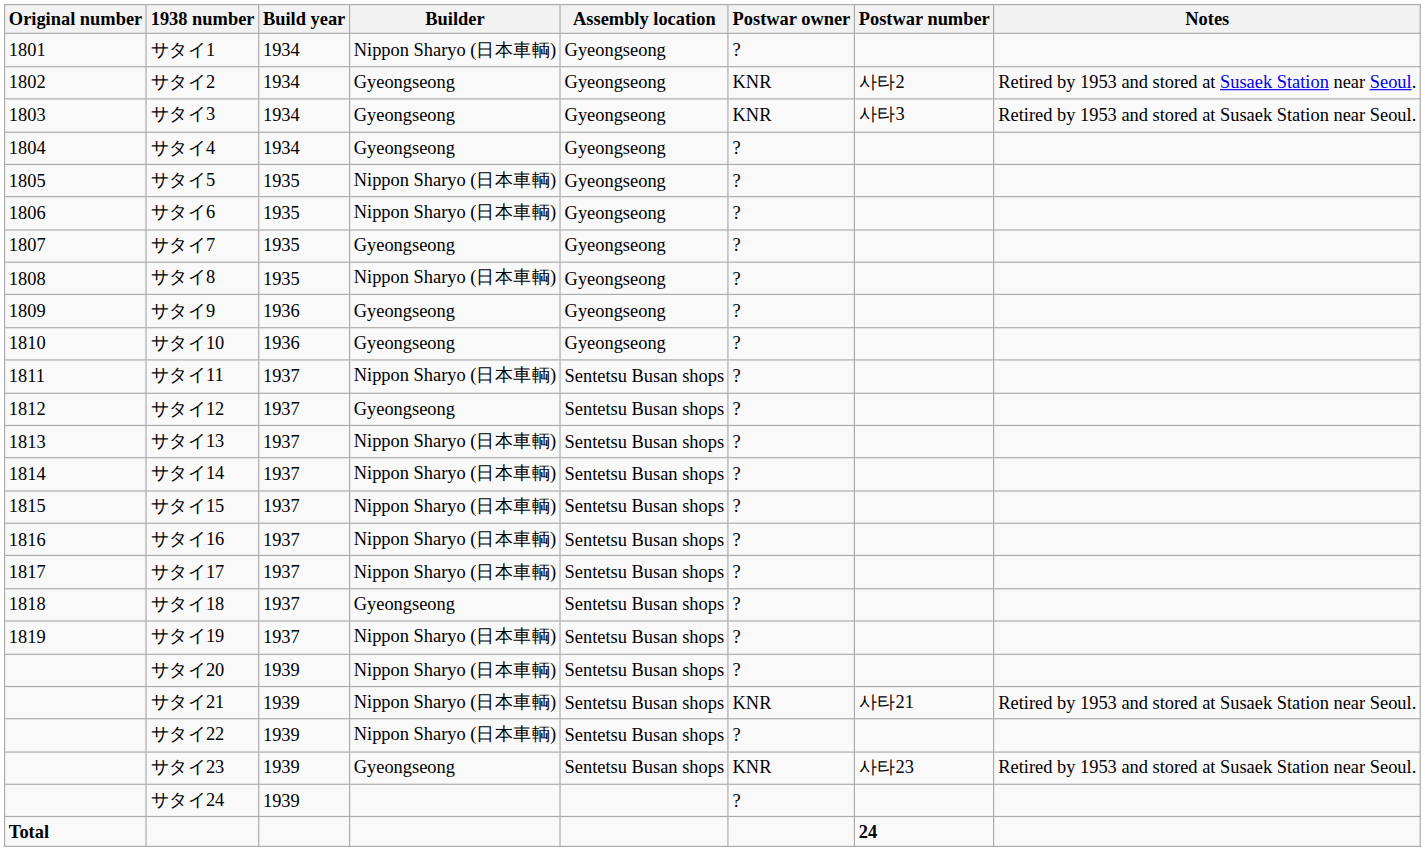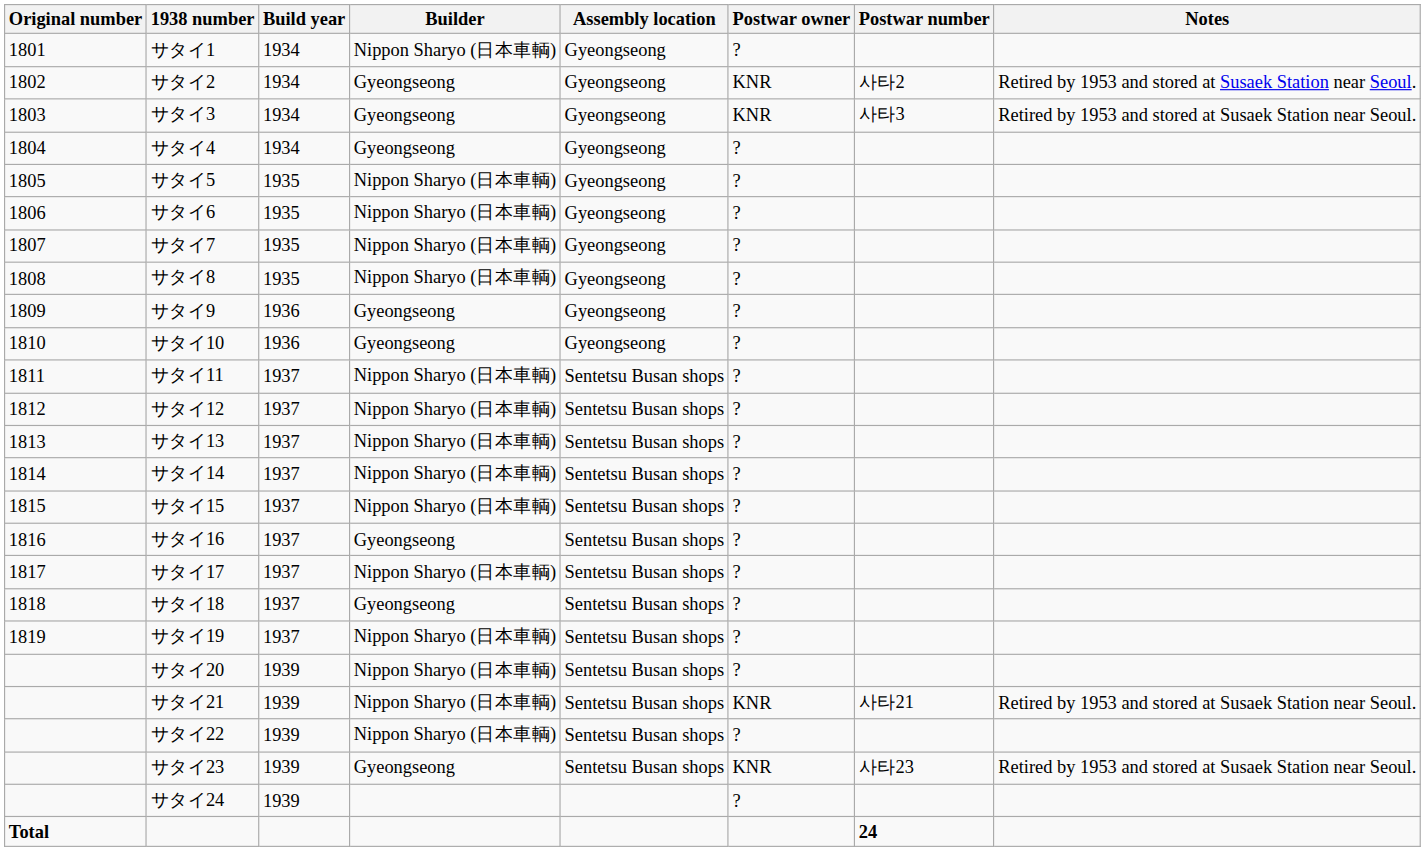(404, 245) Gyeongseong -> (455, 245) Nippon Sharyo (日本車輌)
(404, 408) Gyeongseong -> (455, 408) Nippon Sharyo (日本車輌)
(455, 538) Nippon Sharyo (日本車輌) -> (404, 539) Gyeongseong
